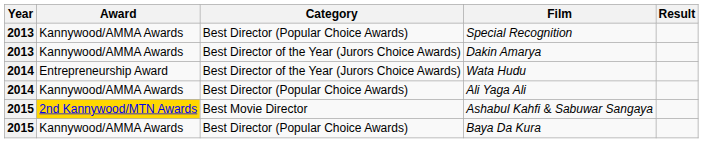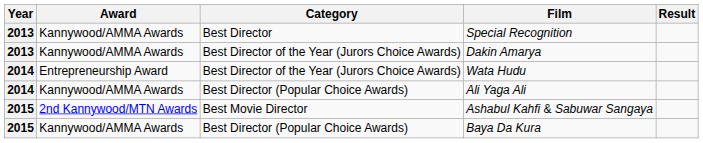(305, 33) Best Director (Popular Choice Awards) -> (237, 33) Best Director
(118, 109) gold background -> (118, 109) no background
